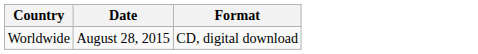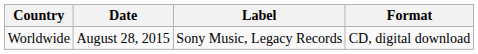+ column: (259, 15)
